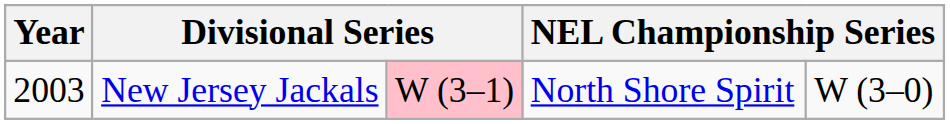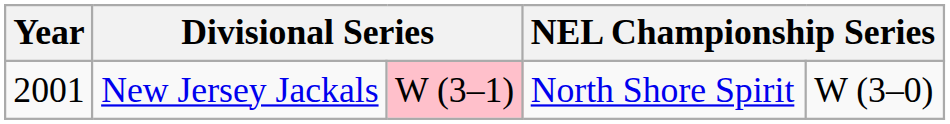(49, 89) 2003 -> (49, 89) 2001
